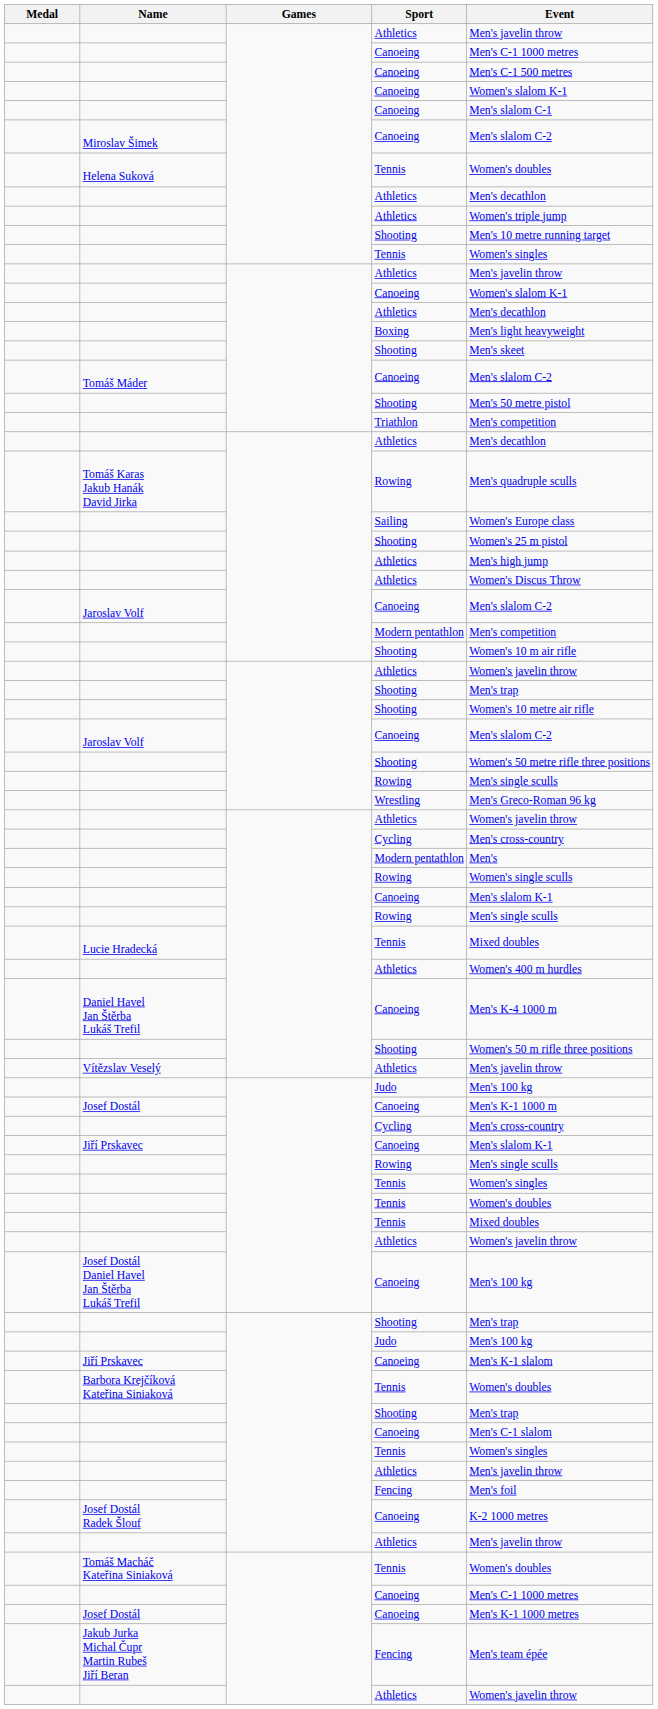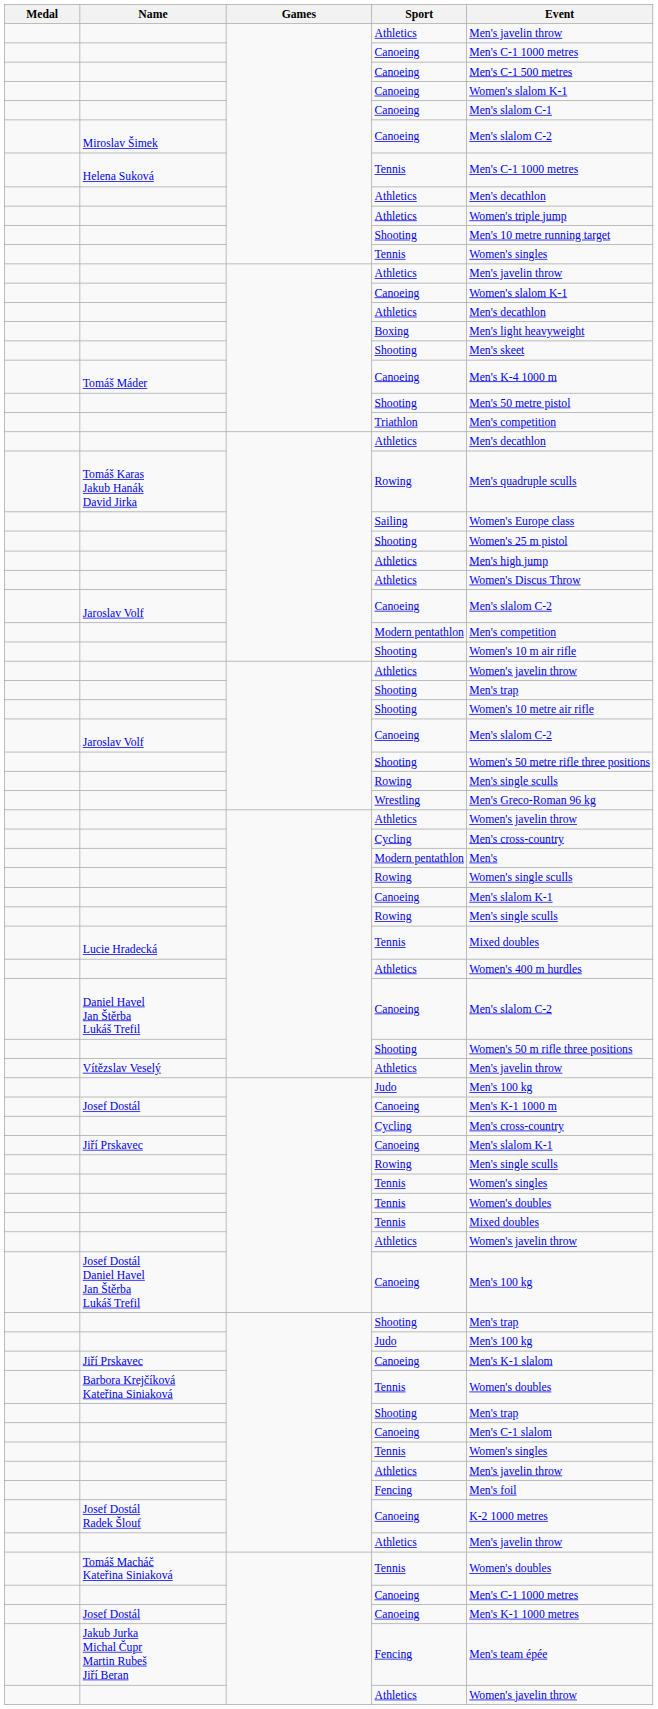(510, 170) Women's doubles -> (524, 170) Men's C-1 1000 metres
(511, 377) Men's slalom C-2 -> (513, 377) Men's K-4 1000 m
(513, 1008) Men's K-4 1000 m -> (511, 1008) Men's slalom C-2
